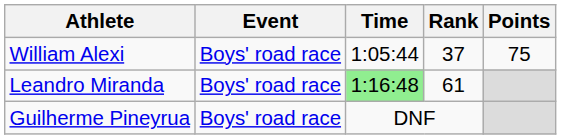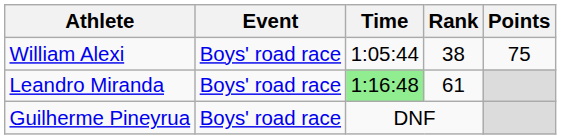(453, 54) 37 -> (453, 54) 38
